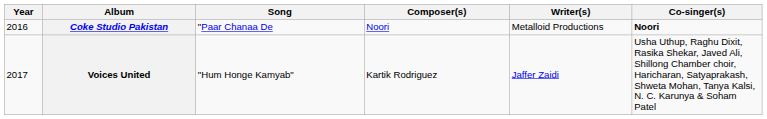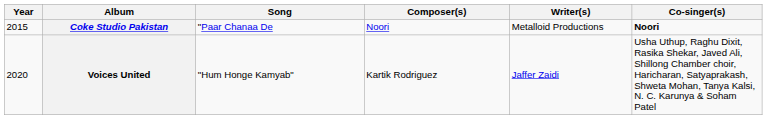(17, 27) 2016 -> (17, 27) 2015
(17, 74) 2017 -> (17, 74) 2020
